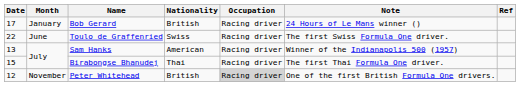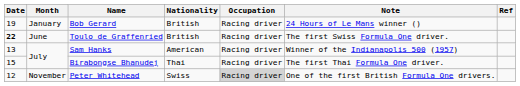(11, 24) 17 -> (11, 24) 19
(11, 37) normal -> (11, 37) bold
(178, 37) Swiss -> (183, 37) British
(183, 75) British -> (178, 75) Swiss
